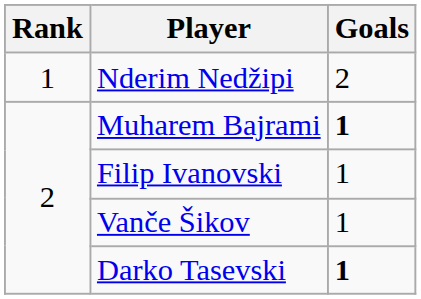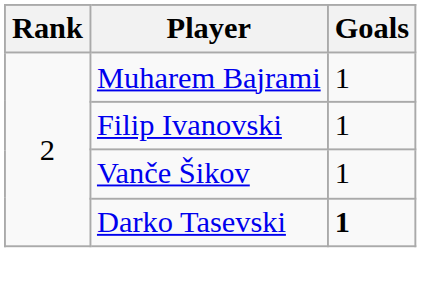- row: (195, 76)
(342, 125) bold -> (342, 76) normal
